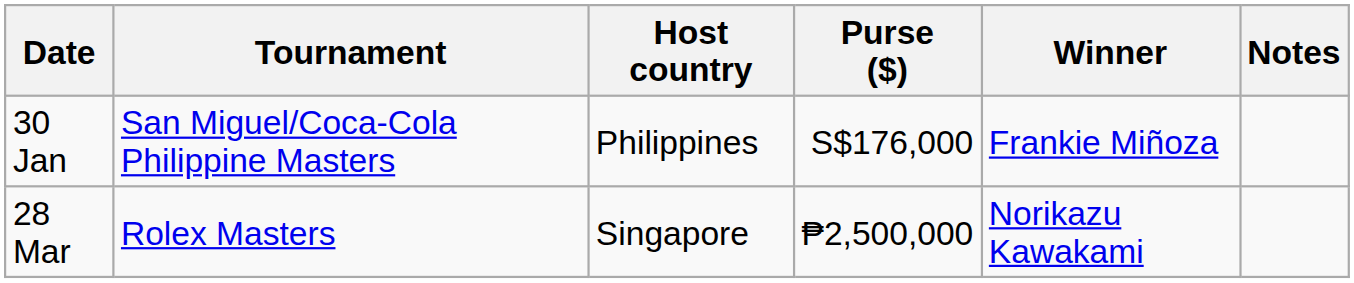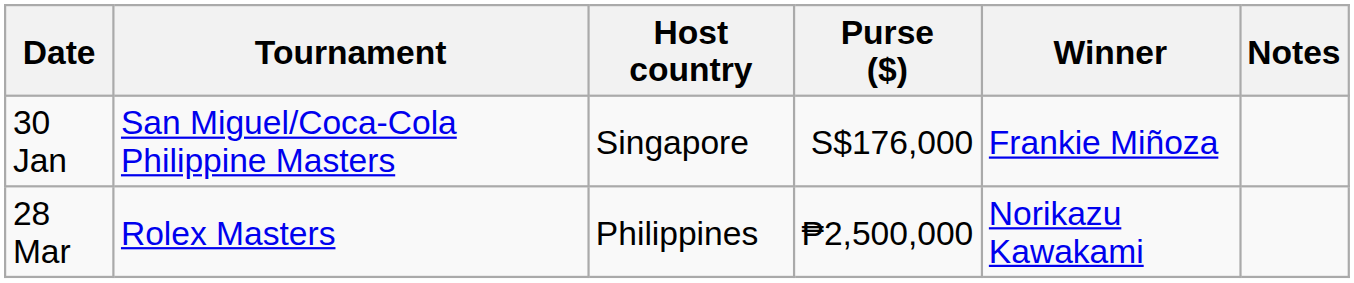(677, 141) Philippines -> (672, 141) Singapore
(672, 232) Singapore -> (677, 232) Philippines
